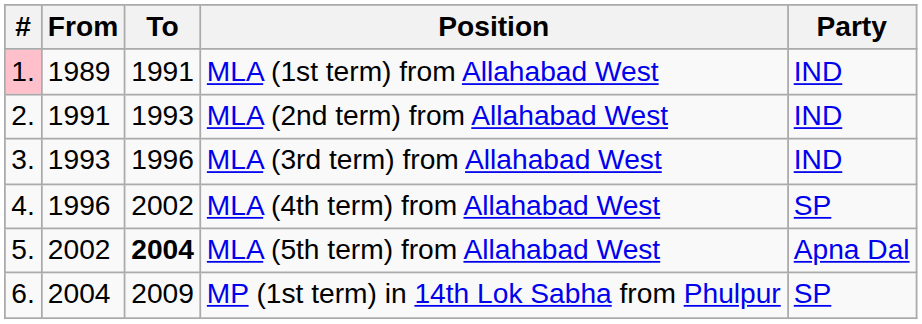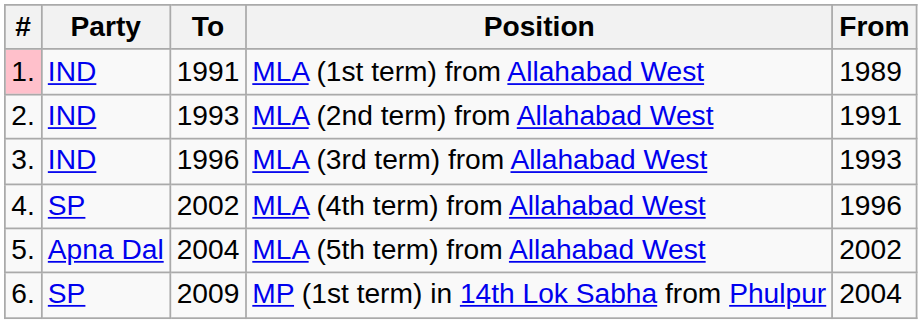columns swapped: (83, 26) <-> (852, 26)
(163, 250) bold -> (208, 250) normal
